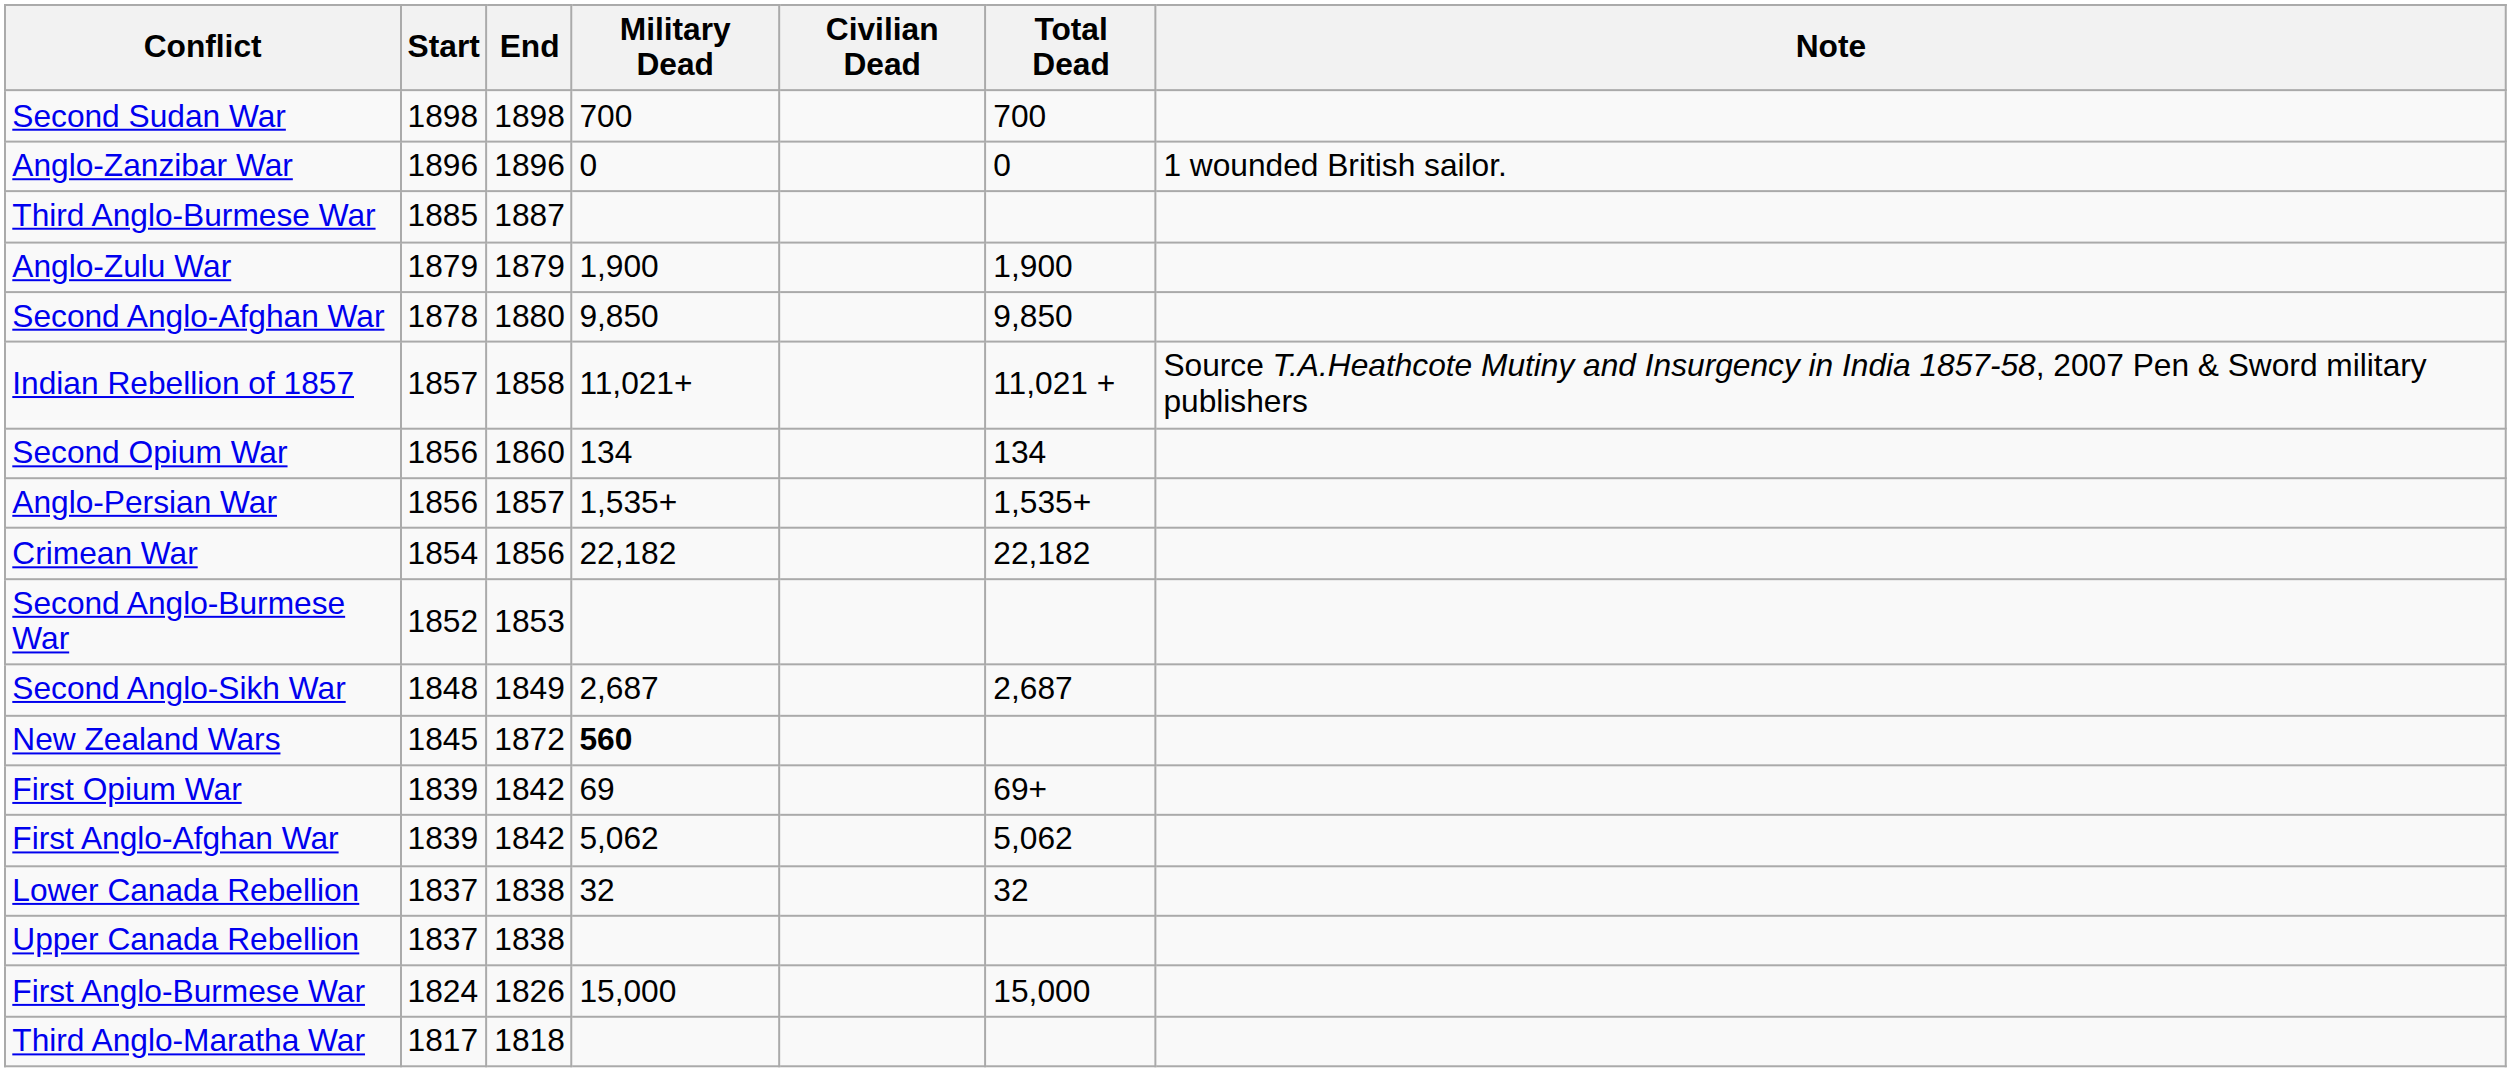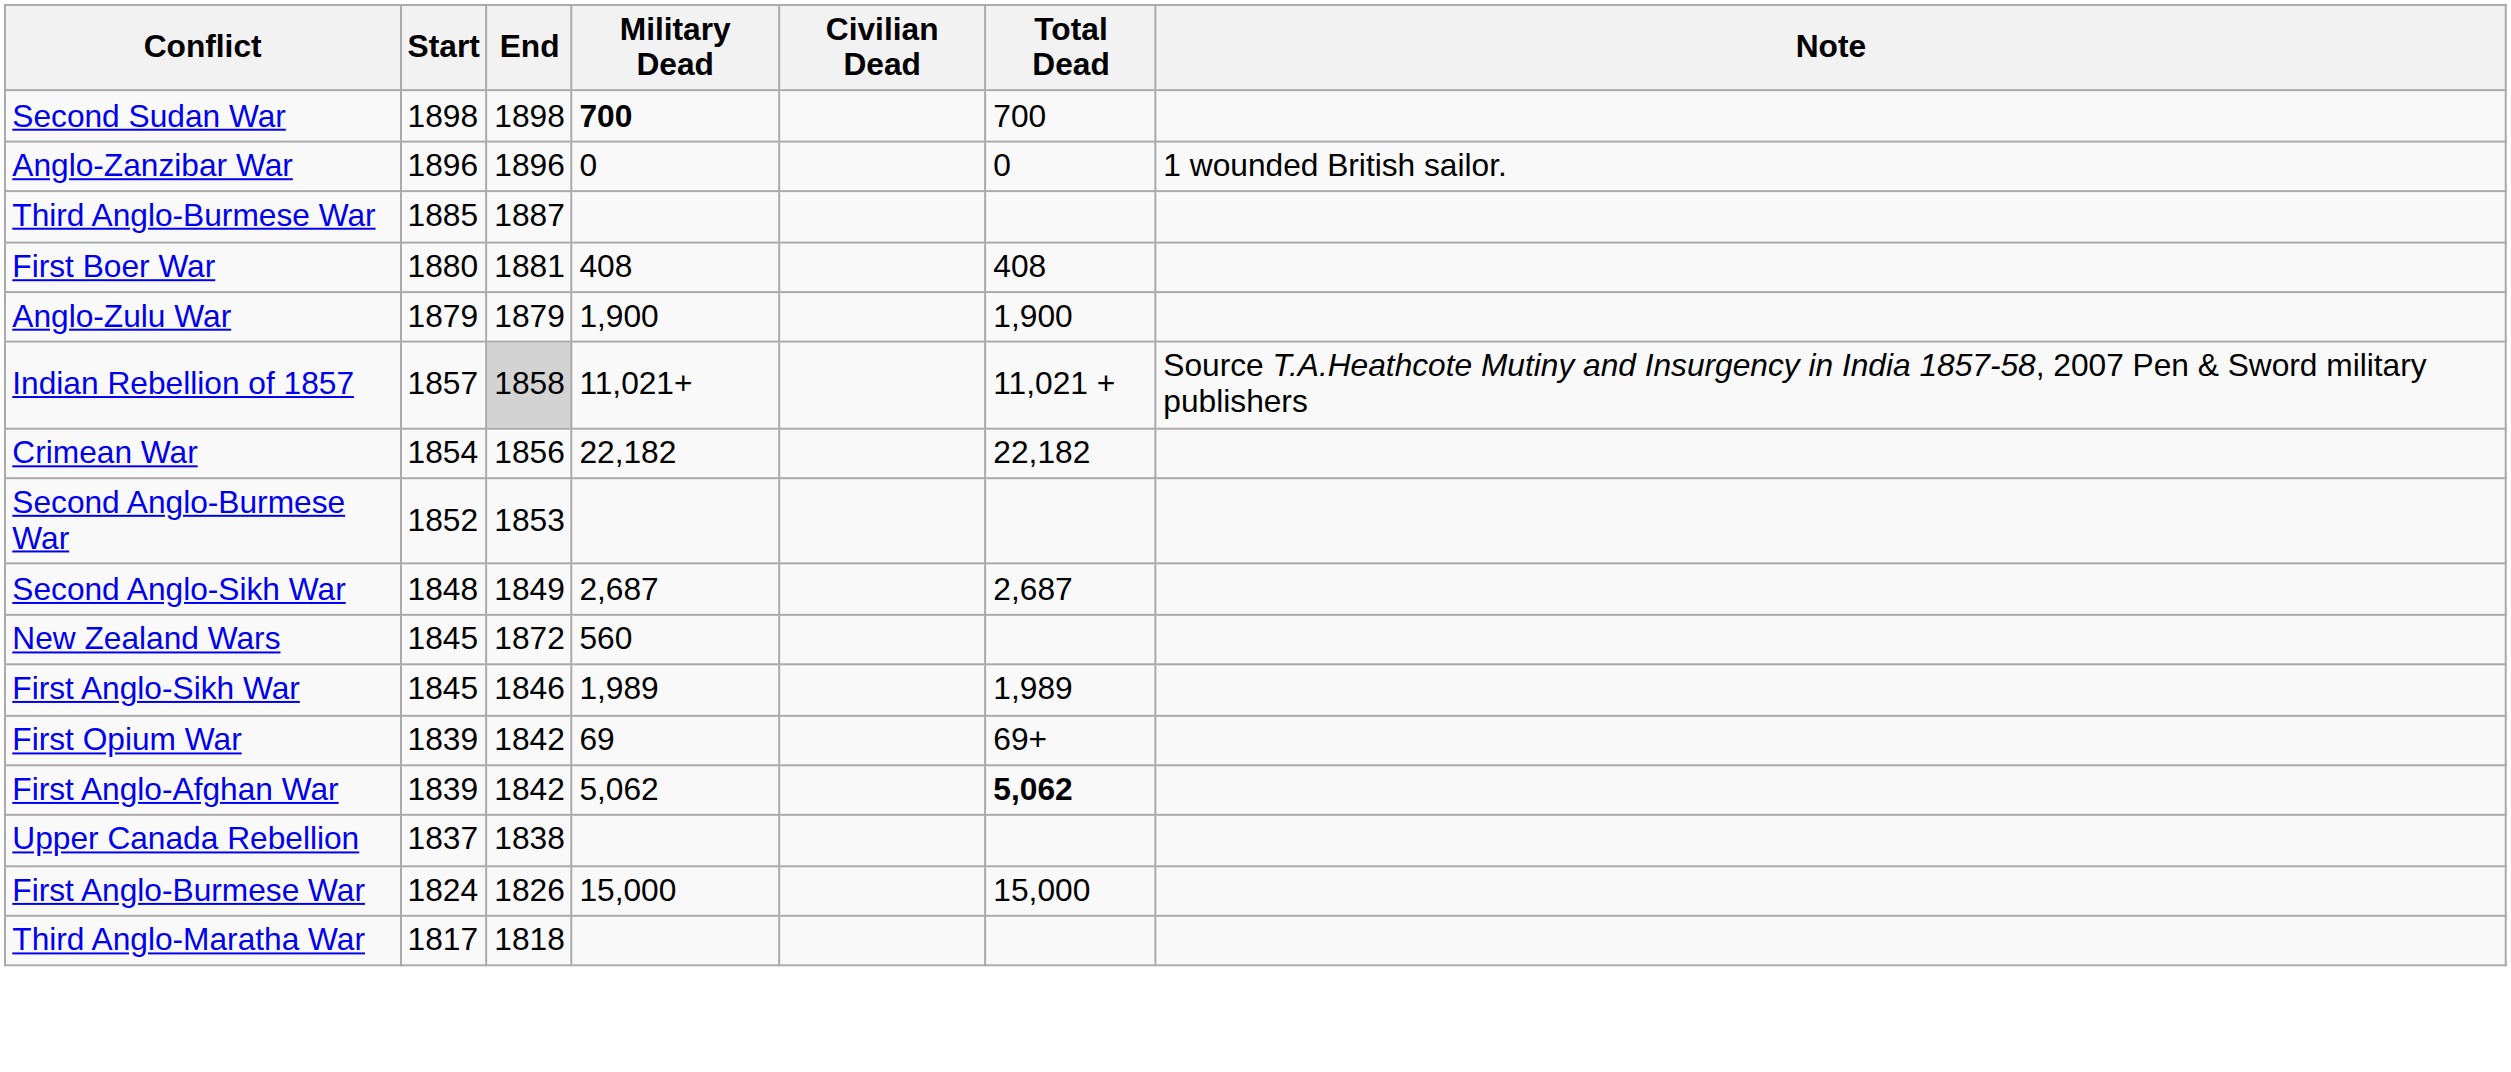(606, 115) normal -> (606, 115) bold
+ row: (114, 266)
- row: (198, 316)
(530, 384) no background -> (530, 384) lightgrey background
- row: (150, 452)
- row: (145, 502)
(606, 739) bold -> (606, 638) normal
+ row: (156, 689)
(1033, 839) normal -> (1033, 789) bold
- row: (186, 890)
